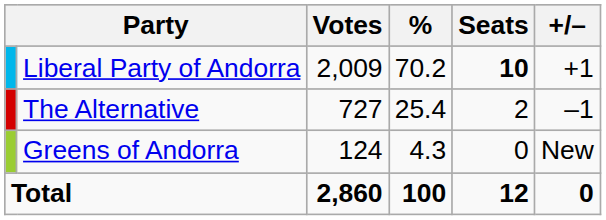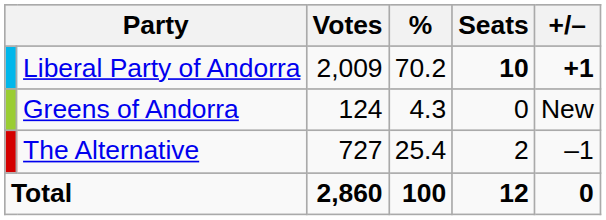(579, 67) normal -> (579, 67) bold
rows swapped: (111, 109) <-> (131, 151)
